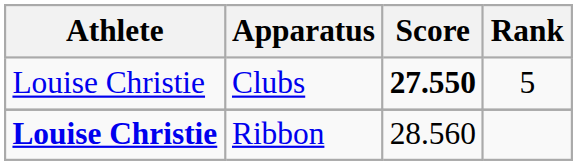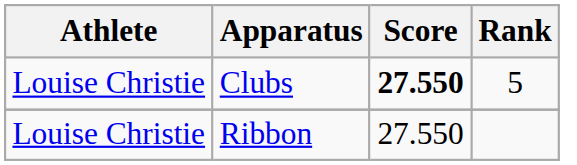(115, 134) bold -> (109, 134) normal
(433, 134) 28.560 -> (421, 134) 27.550
